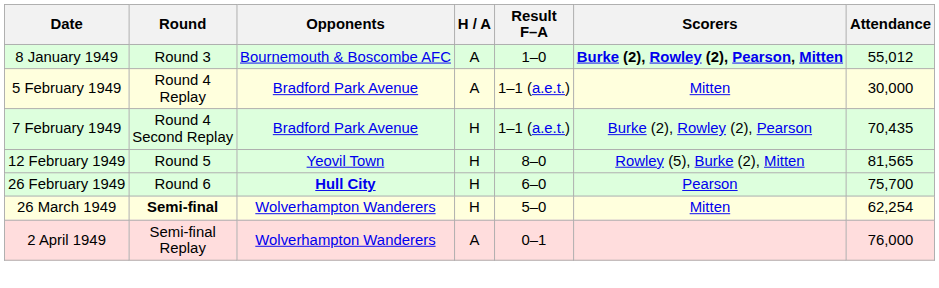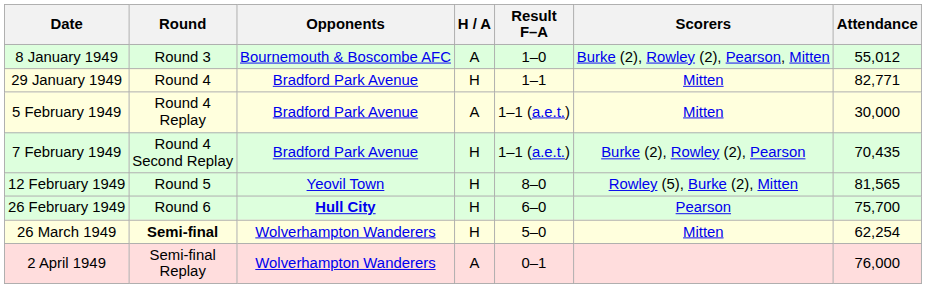(710, 56) bold -> (703, 56) normal
+ row: (67, 80)
